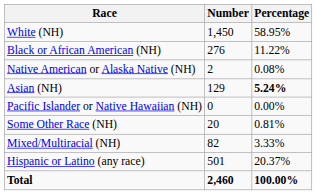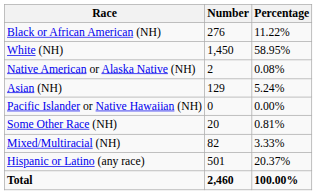rows swapped: (35, 32) <-> (84, 50)
(270, 87) bold -> (269, 87) normal
